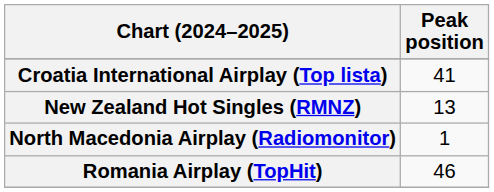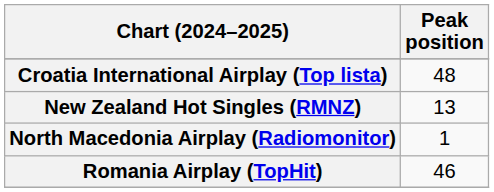(445, 75) 41 -> (445, 75) 48
